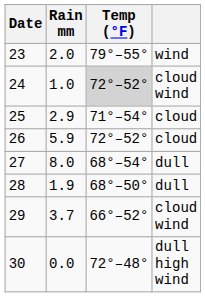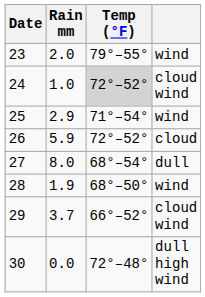(176, 117) cloud -> (172, 117) wind
(172, 186) dull -> (172, 186) wind
